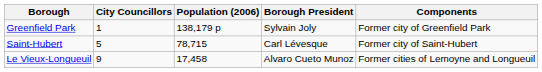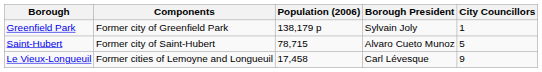columns swapped: (447, 12) <-> (134, 12)
(296, 43) Carl Lévesque -> (410, 43) Alvaro Cueto Munoz
(309, 59) Alvaro Cueto Munoz -> (397, 59) Carl Lévesque
